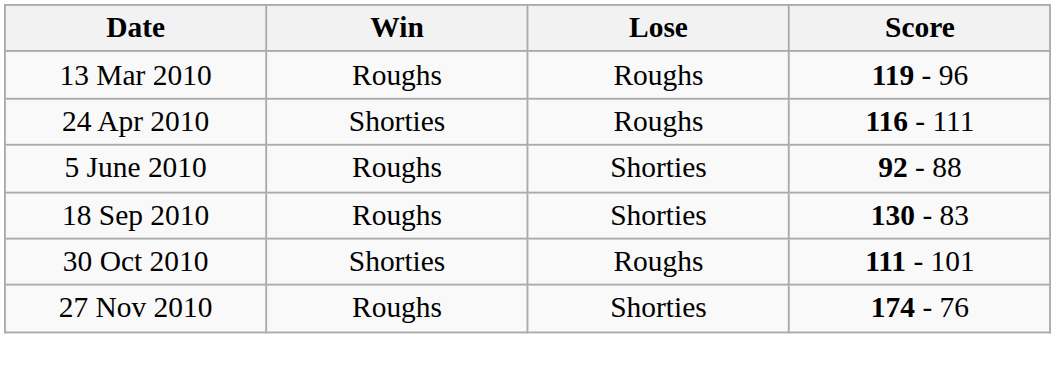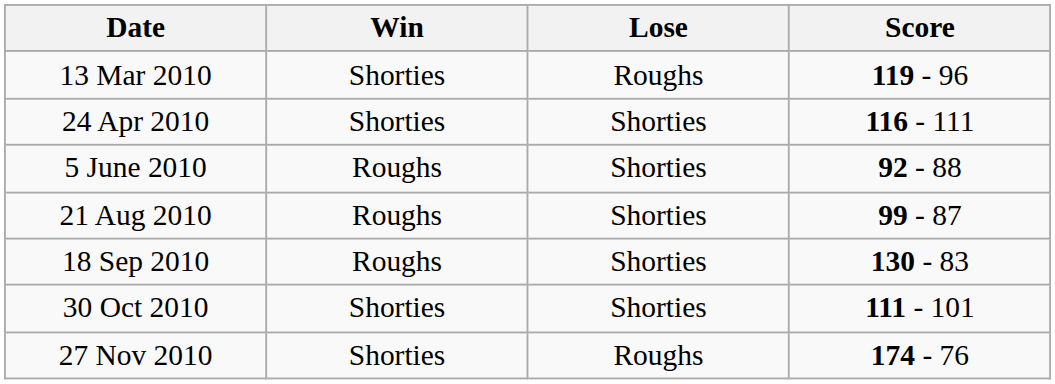(397, 74) Roughs -> (397, 74) Shorties
(658, 121) Roughs -> (658, 121) Shorties
+ row: (136, 214)
(658, 261) Roughs -> (658, 307) Shorties
(397, 307) Roughs -> (397, 354) Shorties
(658, 307) Shorties -> (658, 354) Roughs
